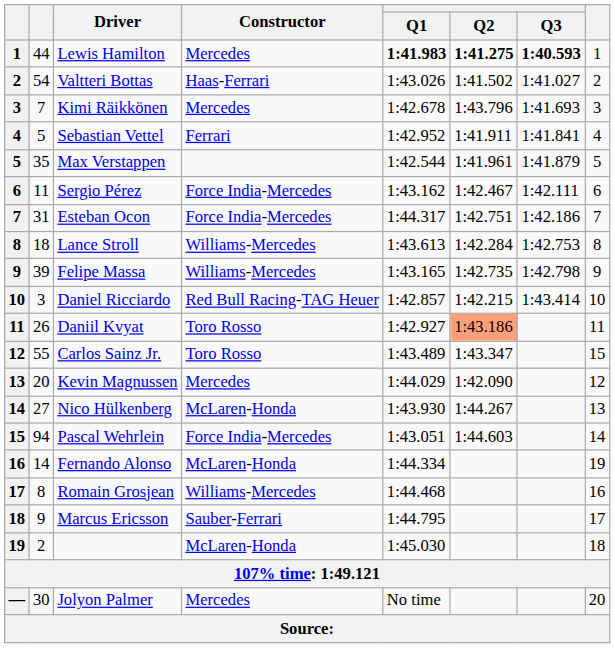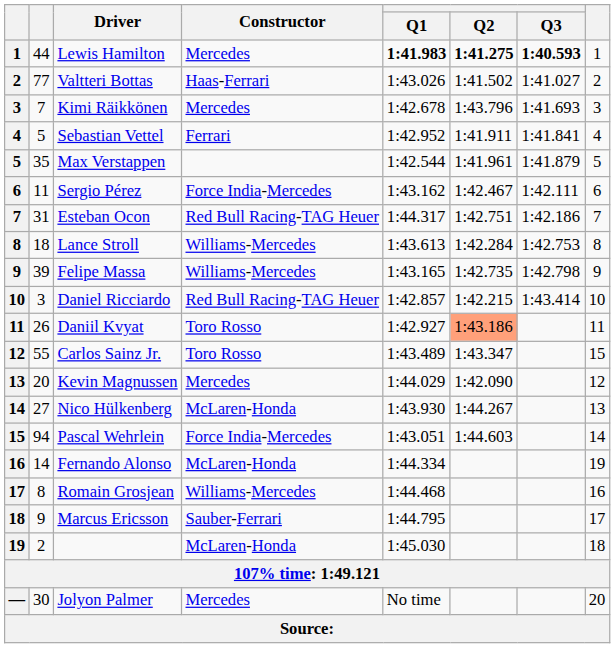(41, 80) 54 -> (41, 80) 77
(258, 217) Force India-Mercedes -> (282, 217) Red Bull Racing-TAG Heuer
